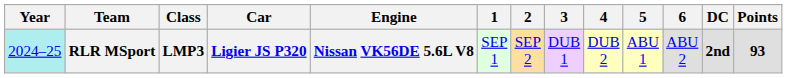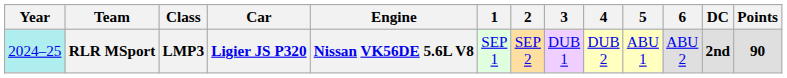(758, 50) 93 -> (758, 50) 90
